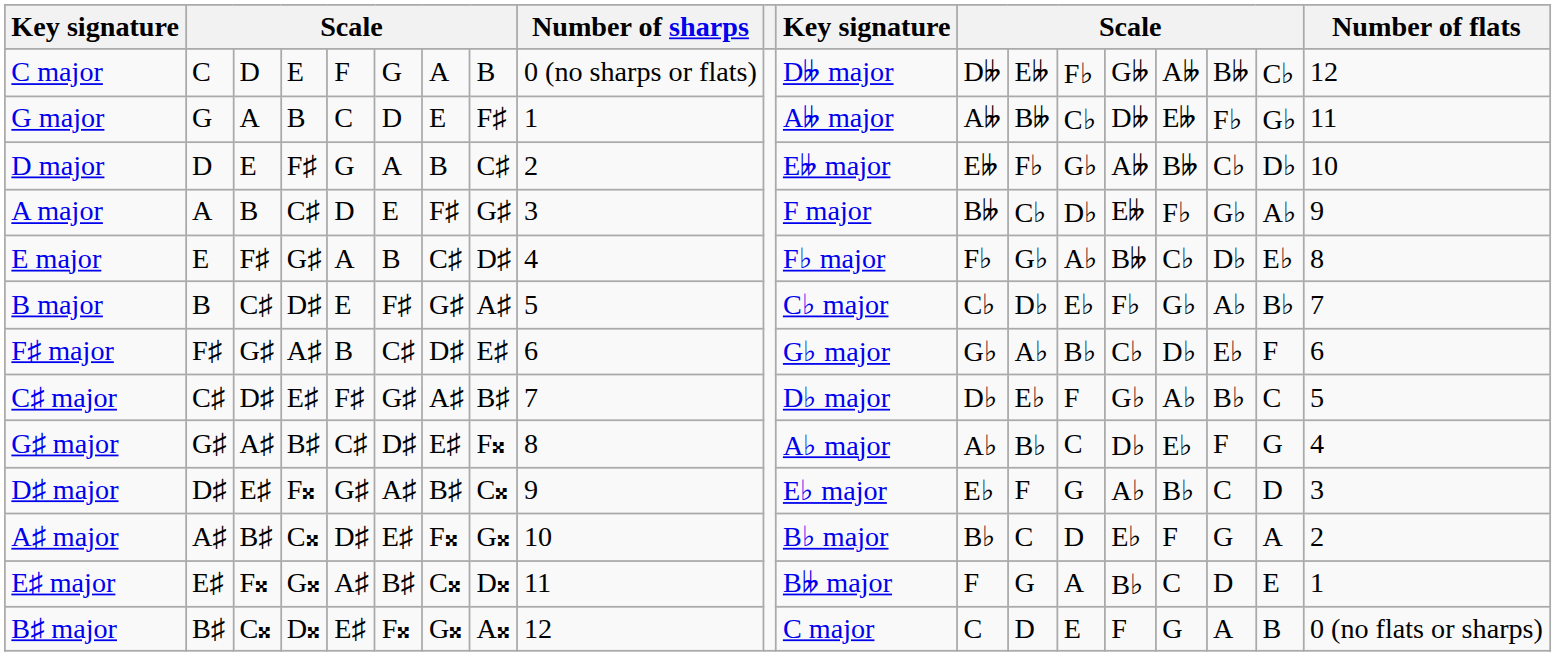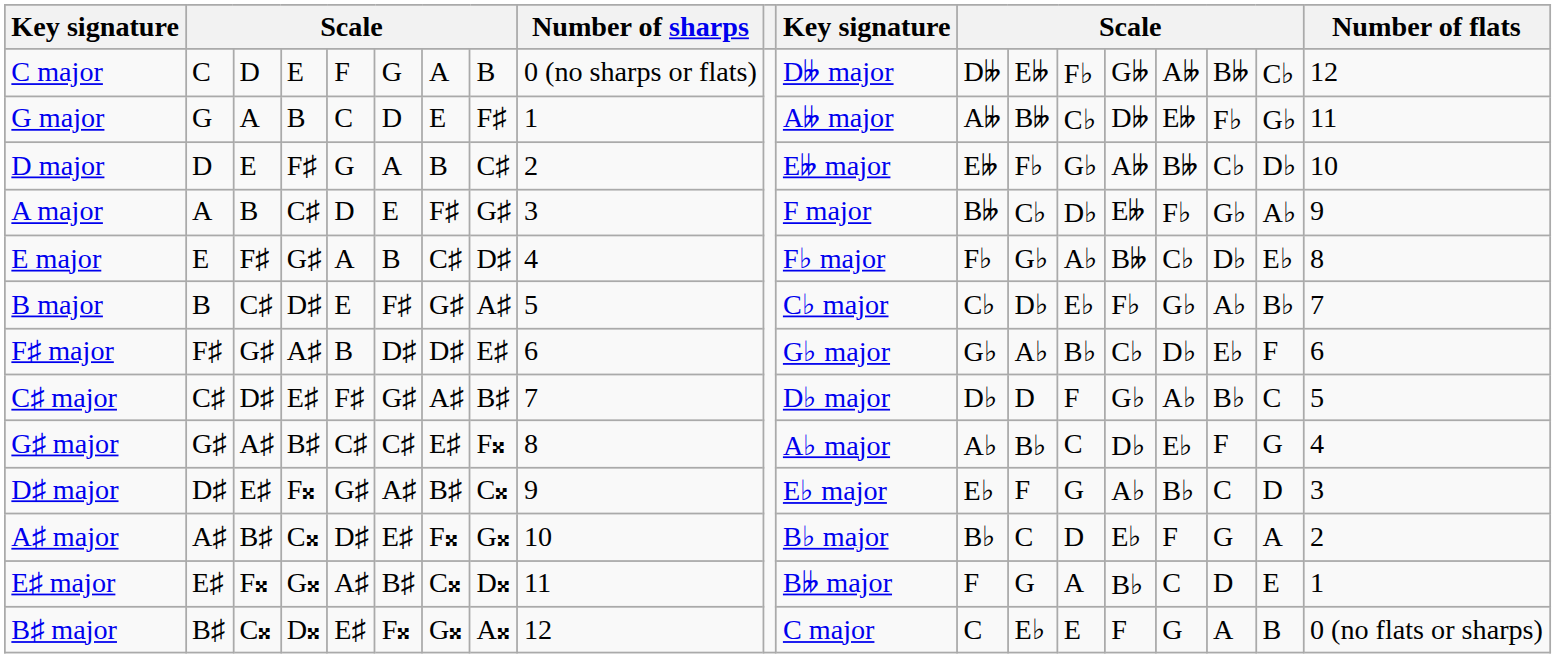(398, 350) C♯ -> (399, 350) D♯
(1030, 398) E♭ -> (1025, 397) D
(399, 443) D♯ -> (398, 443) C♯
(1025, 628) D -> (1030, 630) E♭
